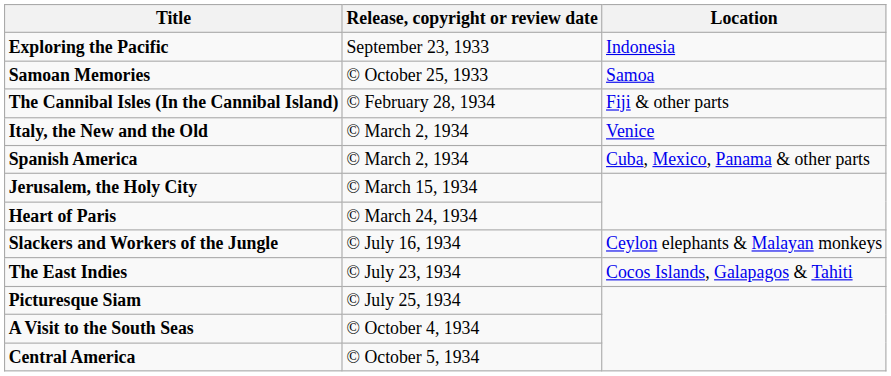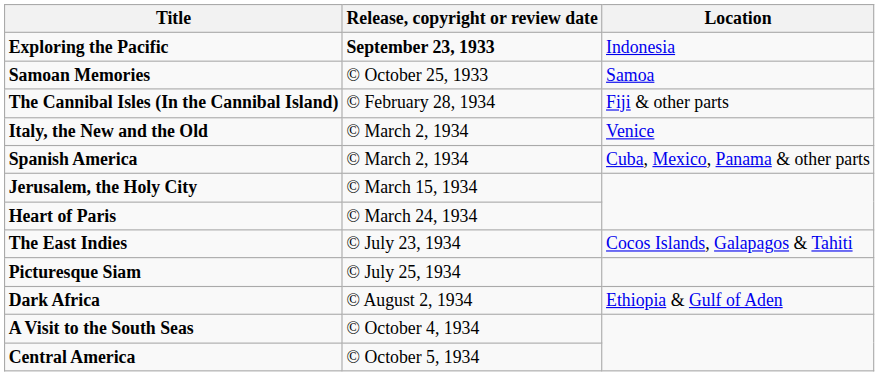(418, 46) normal -> (421, 46) bold
- row: (143, 243)
+ row: (54, 300)
